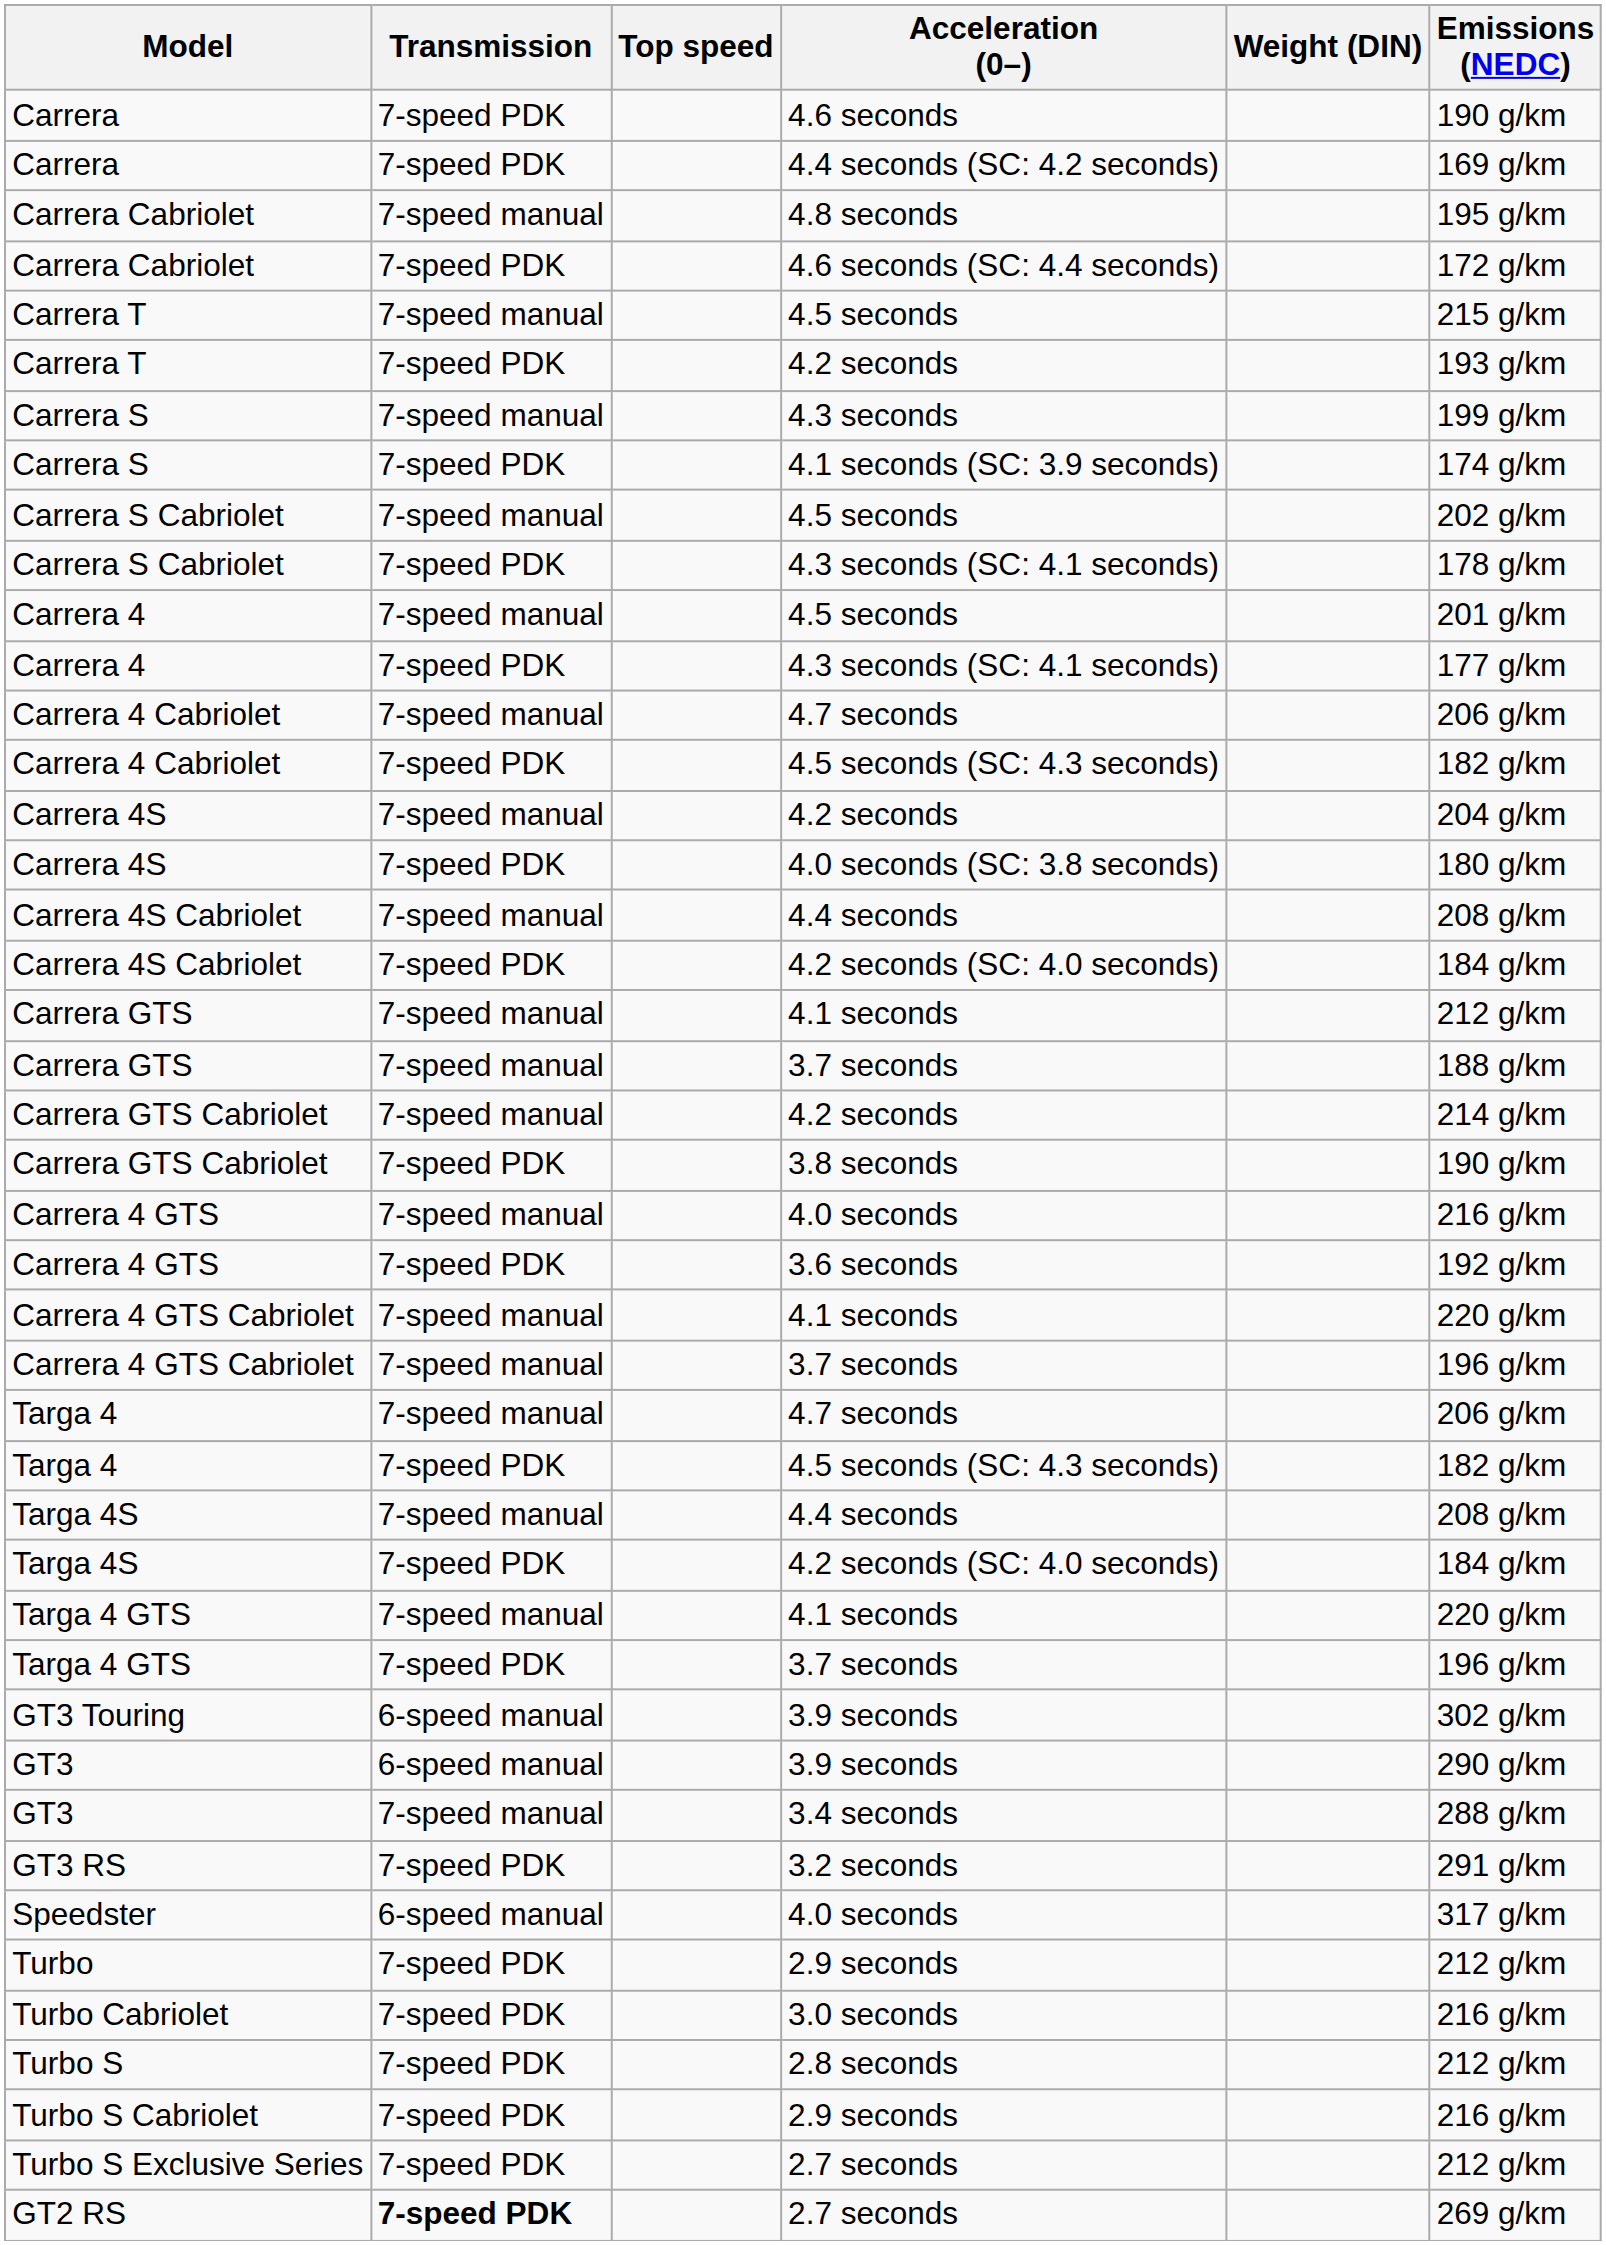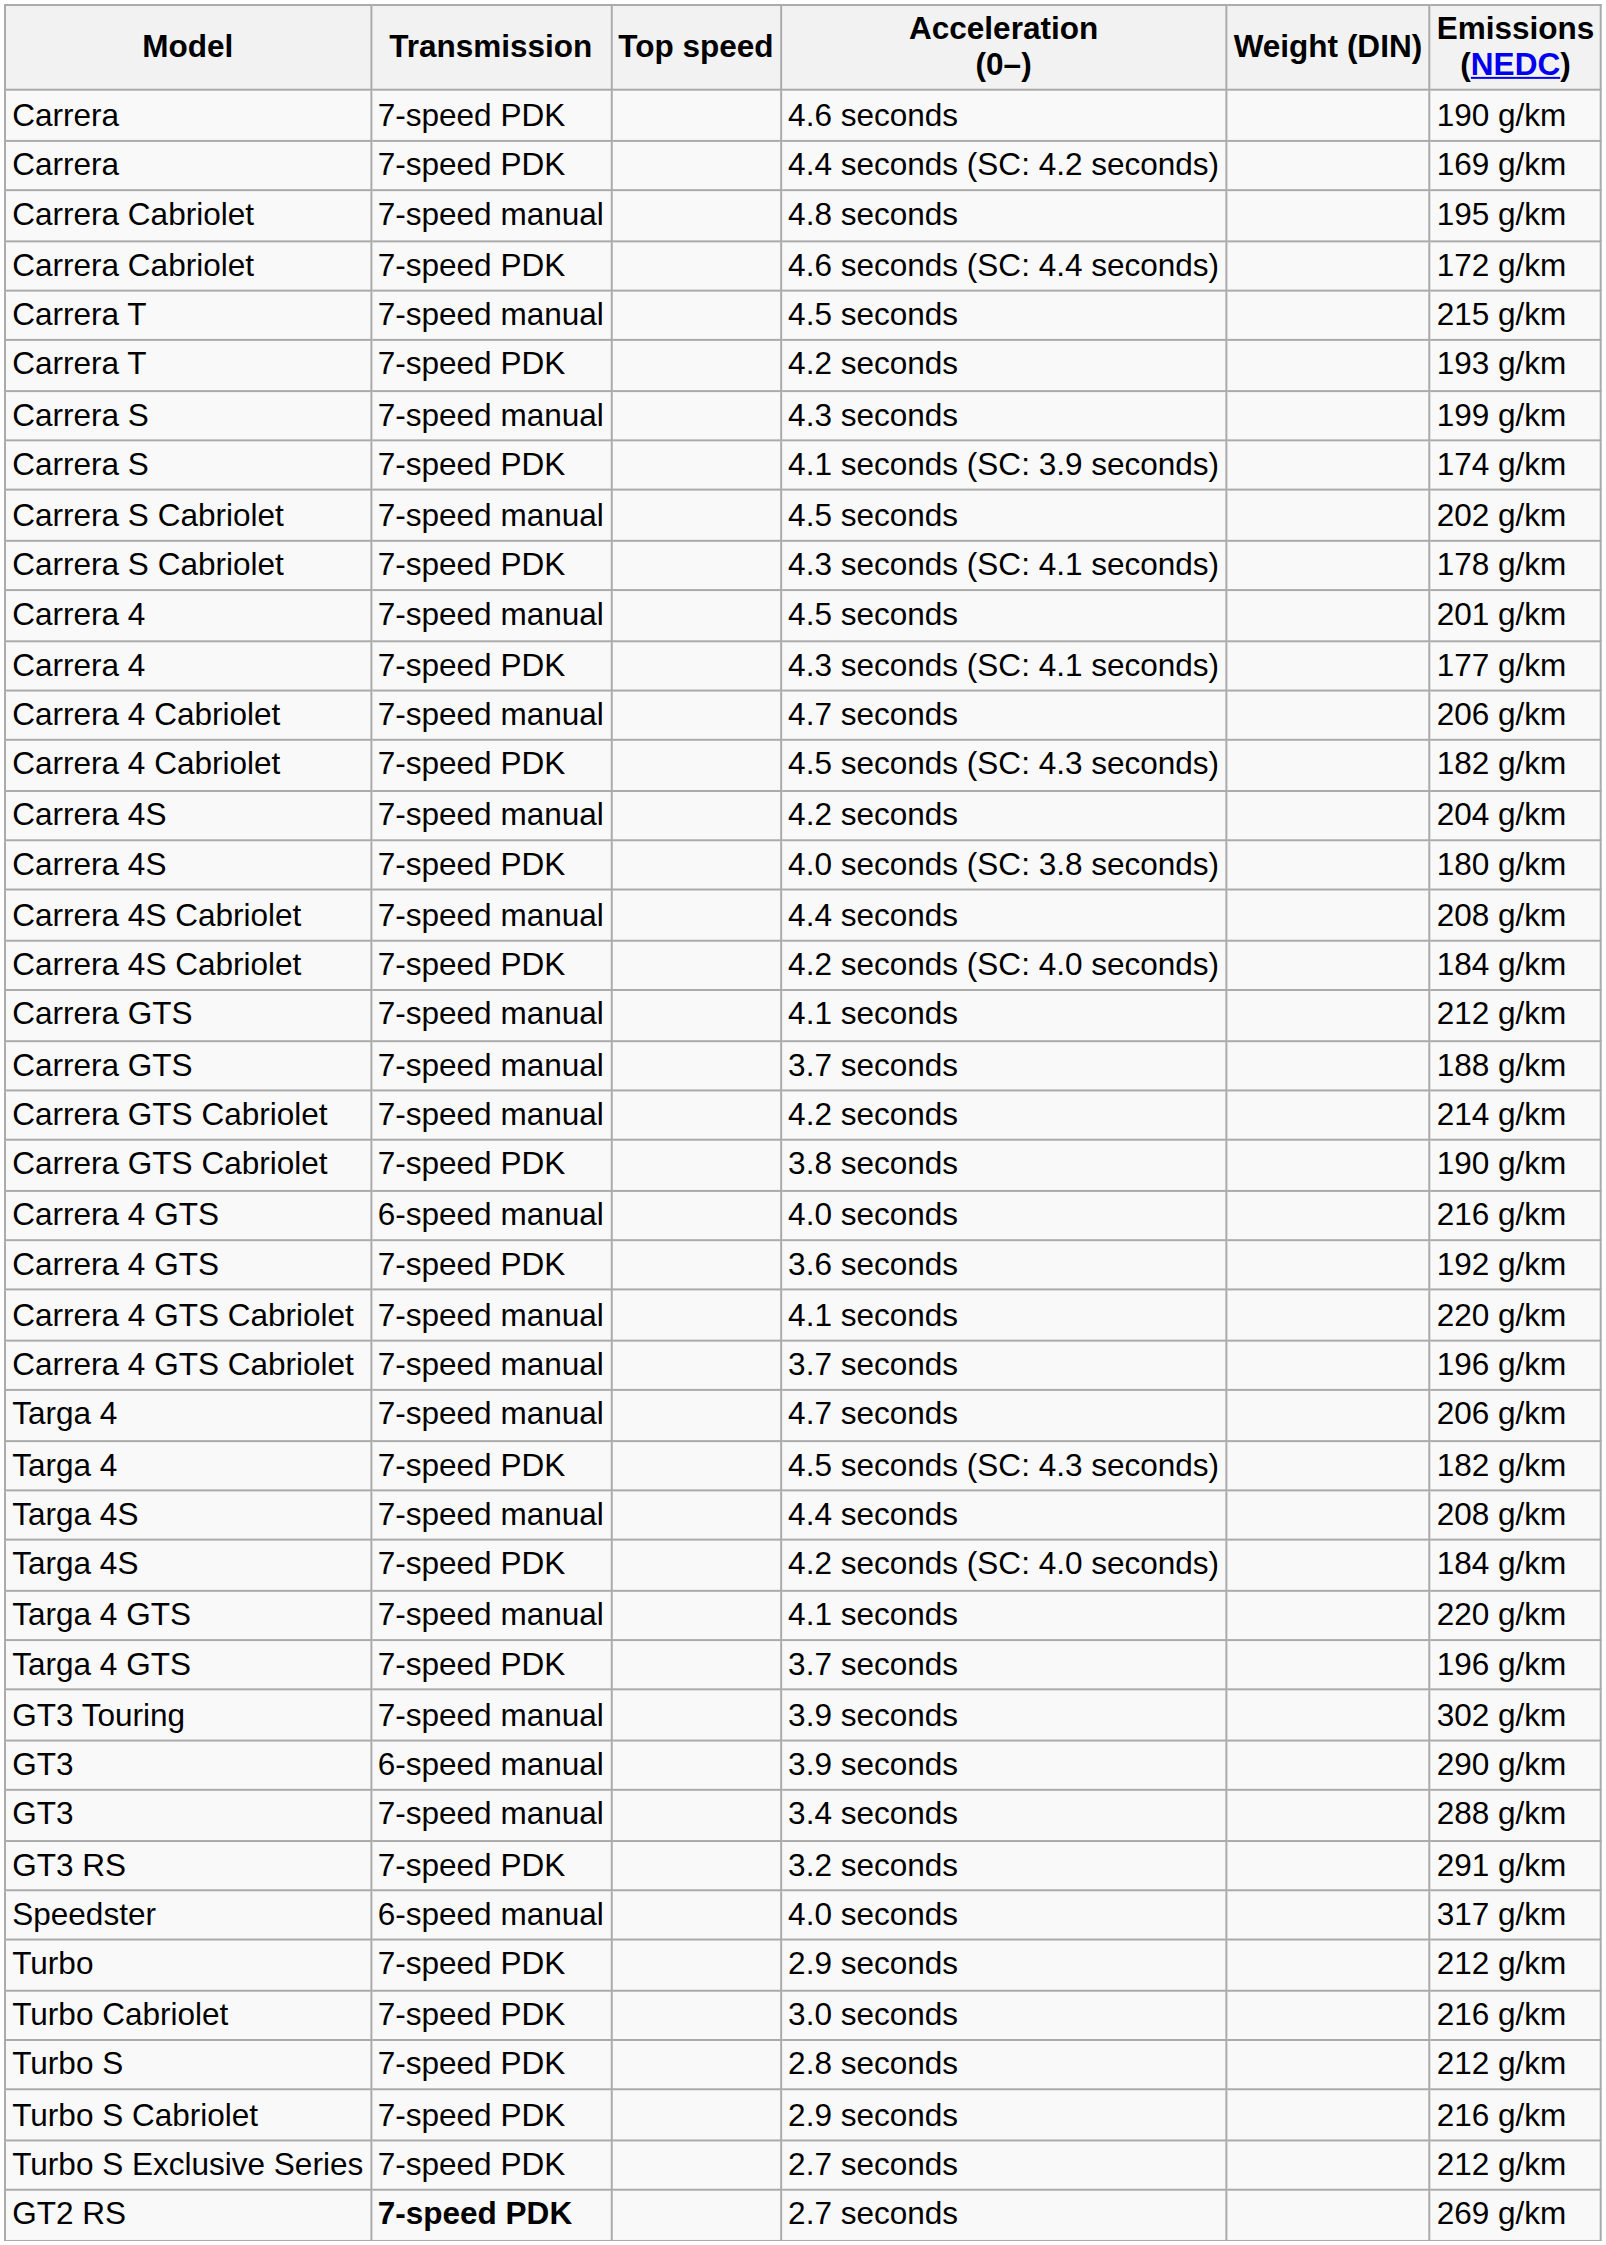(491, 1214) 7-speed manual -> (491, 1214) 6-speed manual
(491, 1714) 6-speed manual -> (491, 1714) 7-speed manual
